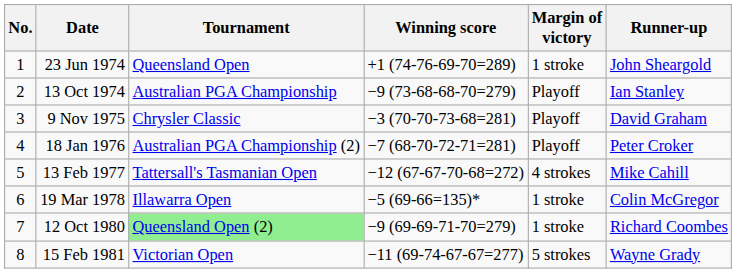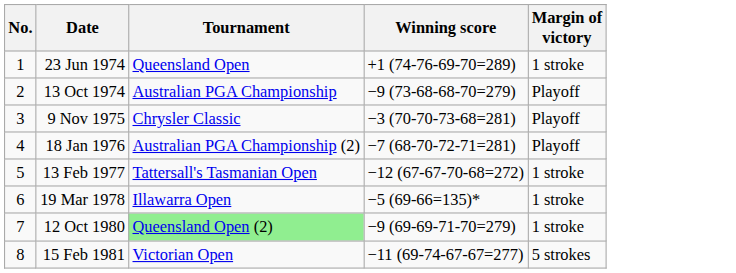- column: (669, 27)
(561, 172) 4 strokes -> (558, 172) 1 stroke
